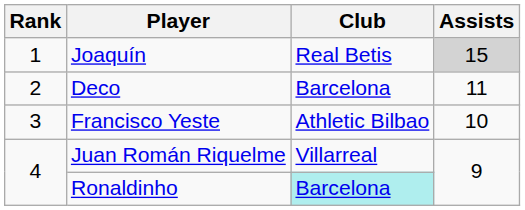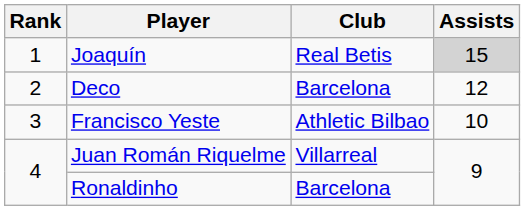(477, 88) 11 -> (477, 88) 12
(343, 188) paleturquoise background -> (343, 188) no background
